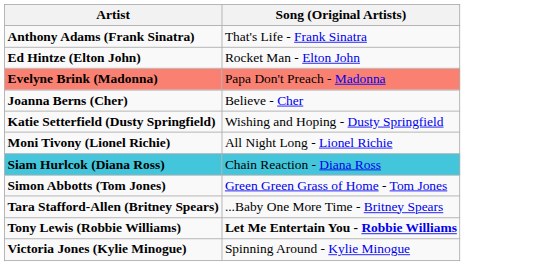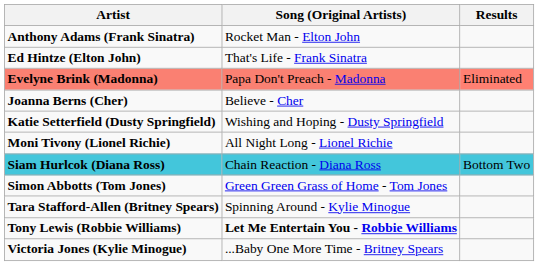+ column: (497, 15)
(296, 36) That's Life - Frank Sinatra -> (292, 36) Rocket Man - Elton John
(292, 57) Rocket Man - Elton John -> (296, 57) That's Life - Frank Sinatra
(334, 206) ...Baby One More Time - Britney Spears -> (317, 206) Spinning Around - Kylie Minogue
(317, 249) Spinning Around - Kylie Minogue -> (334, 249) ...Baby One More Time - Britney Spears
